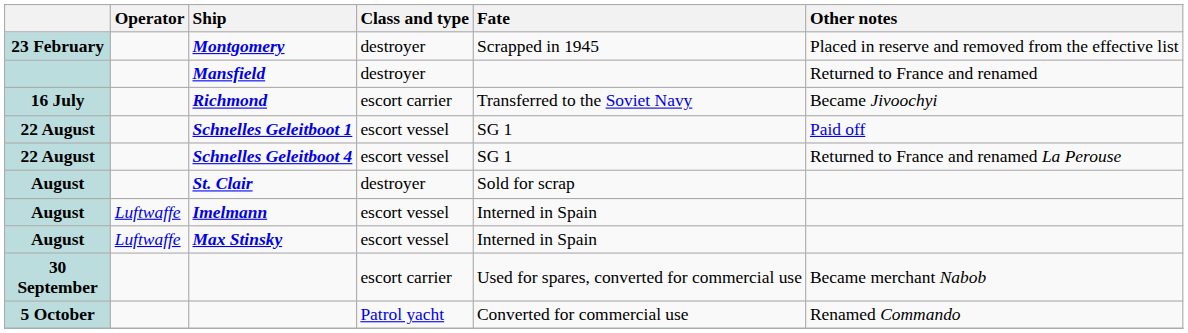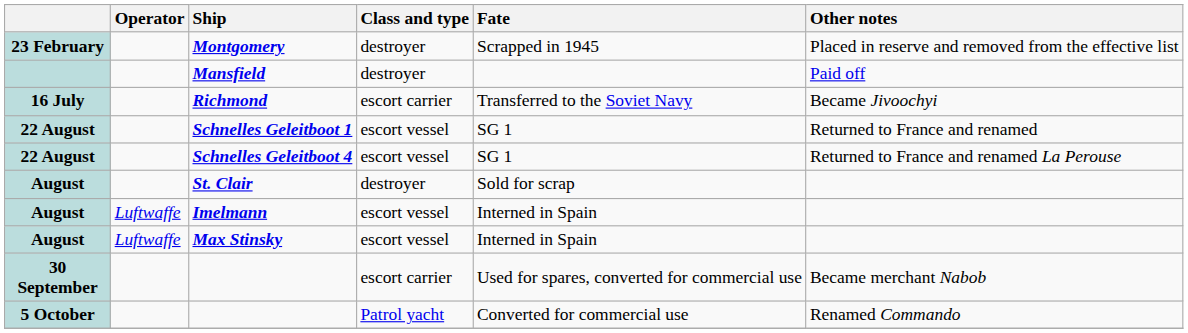(924, 73) Returned to France and renamed -> (838, 73) Paid off
(838, 128) Paid off -> (924, 128) Returned to France and renamed
